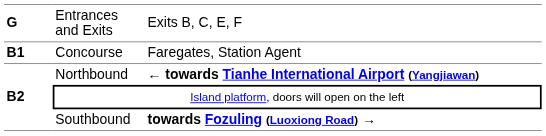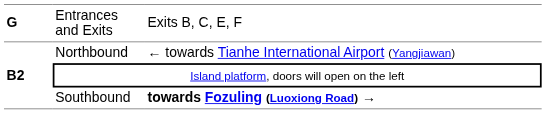- row: (89, 52)
(313, 74) bold -> (301, 52) normal
